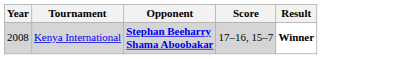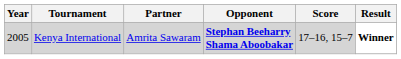+ column: (163, 13)
(18, 38) 2008 -> (18, 38) 2005
